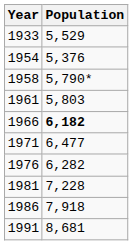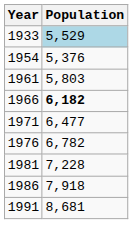(65, 37) no background -> (65, 37) lightblue background
- row: (23, 79)
(65, 165) 6,282 -> (65, 144) 6,782
